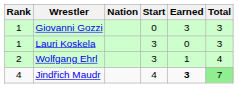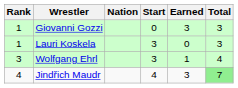(19, 59) 2 -> (19, 59) 3
(187, 75) bold -> (187, 75) normal
